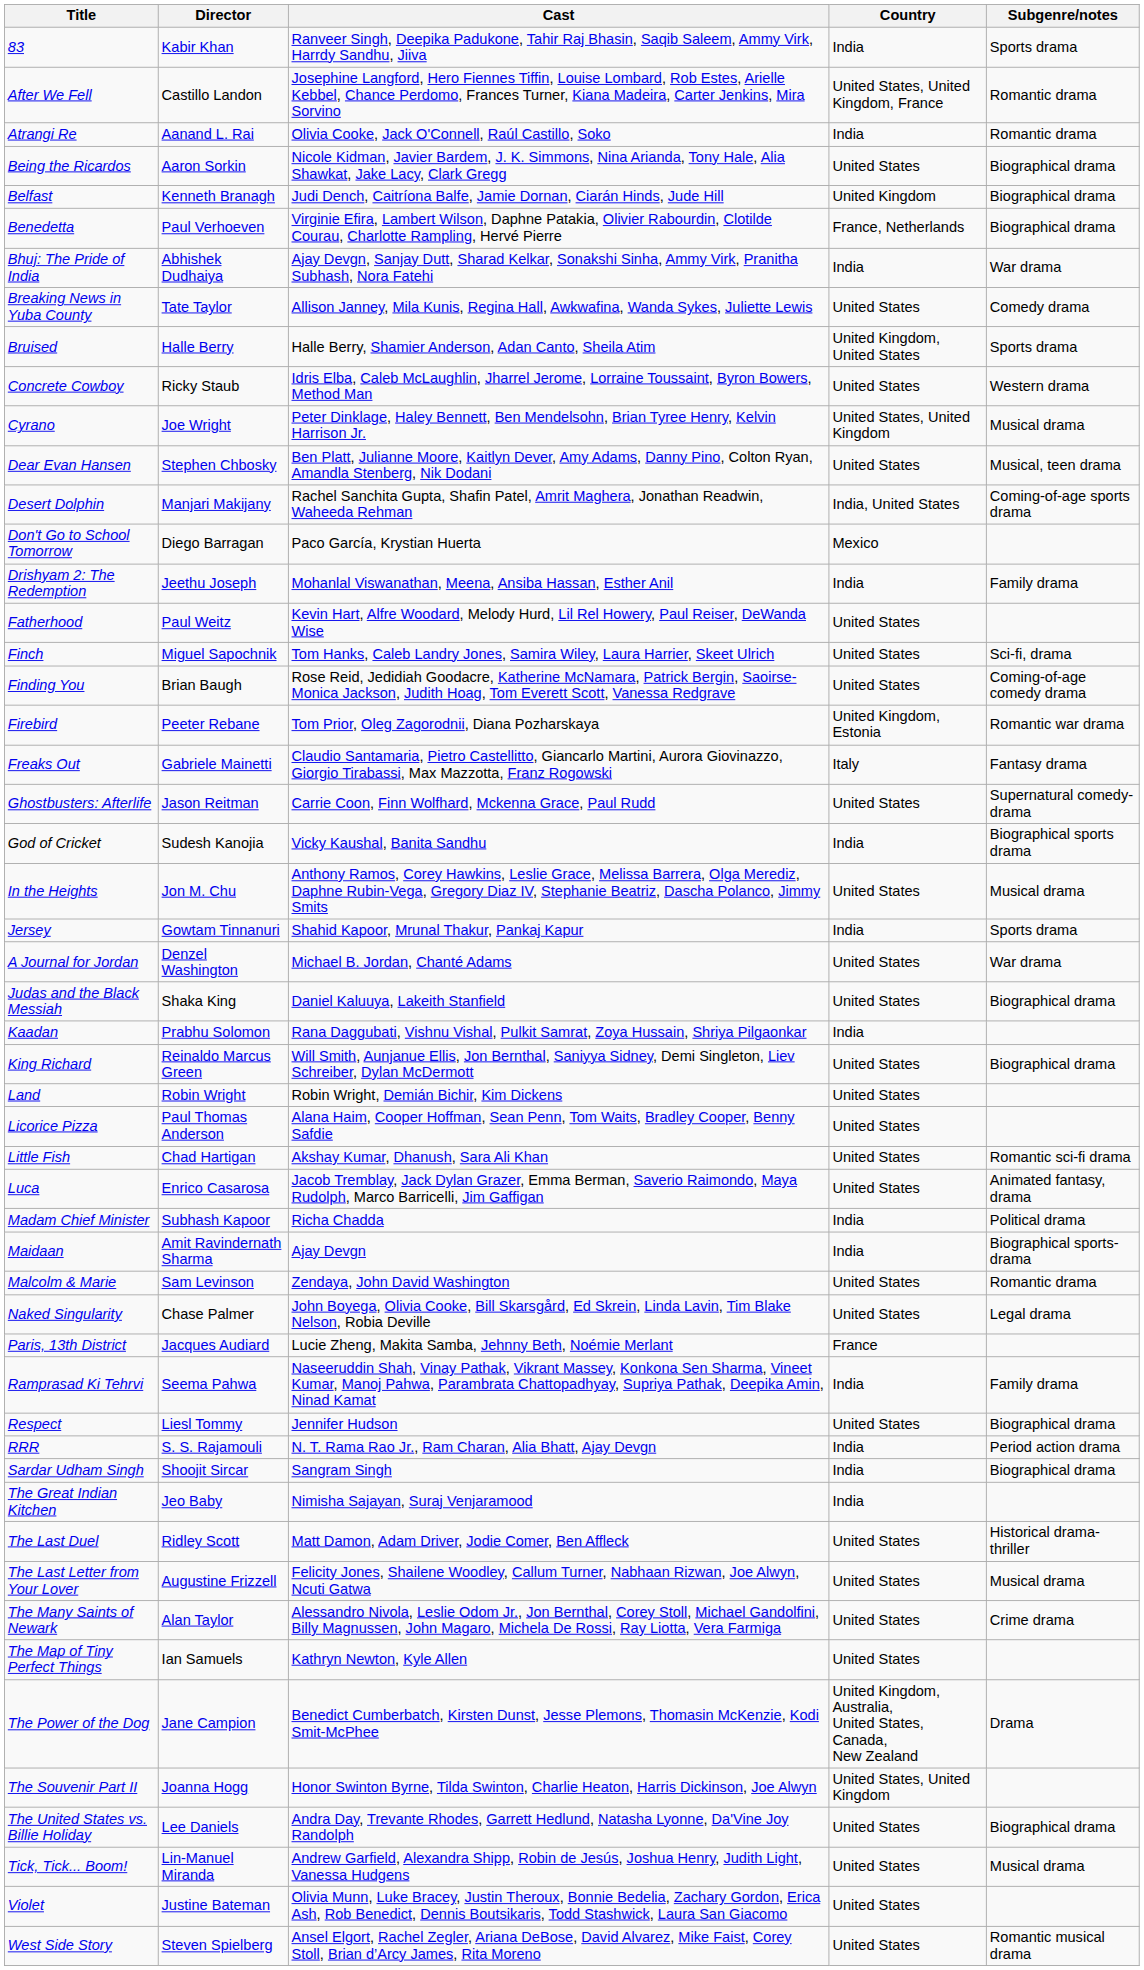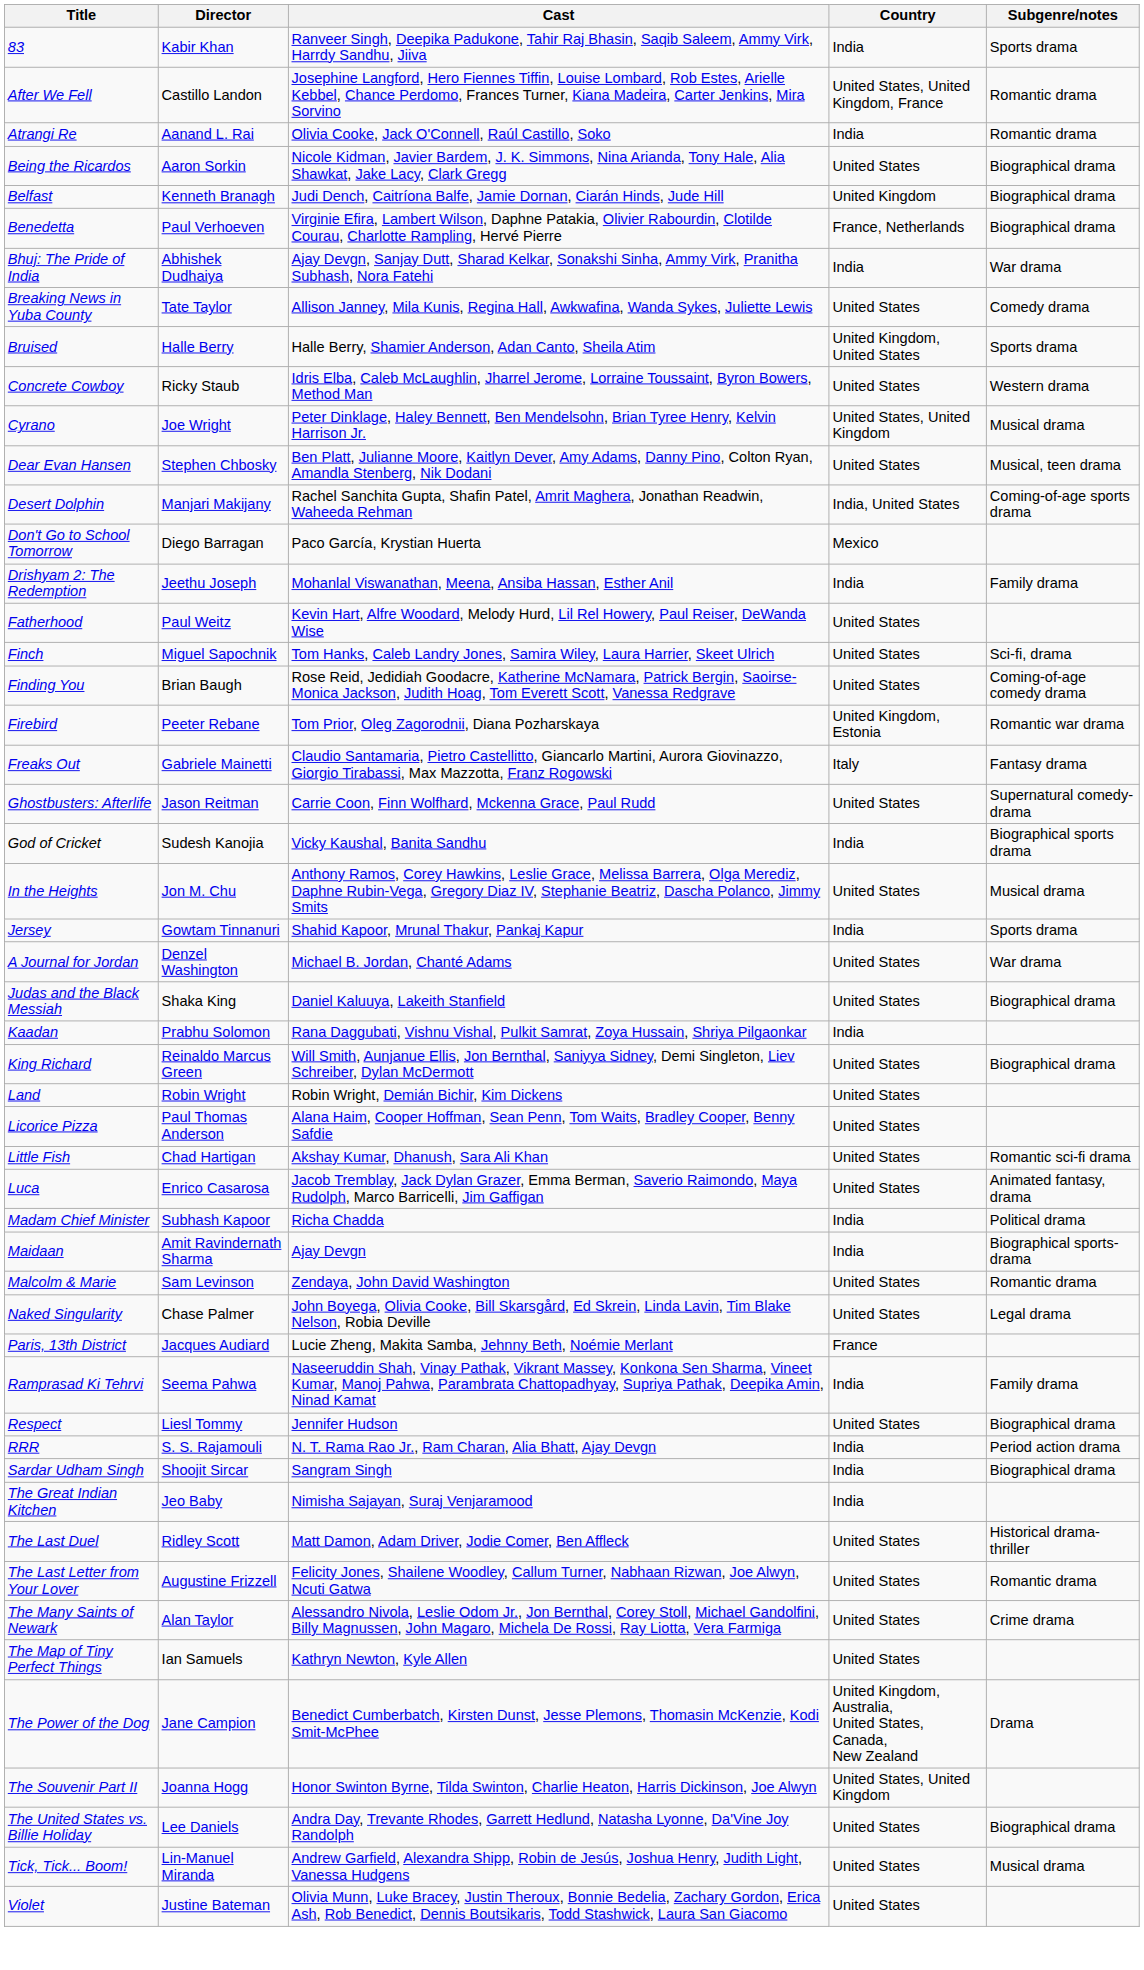(1037, 1580) Musical drama -> (1043, 1580) Romantic drama
- row: (60, 1945)
